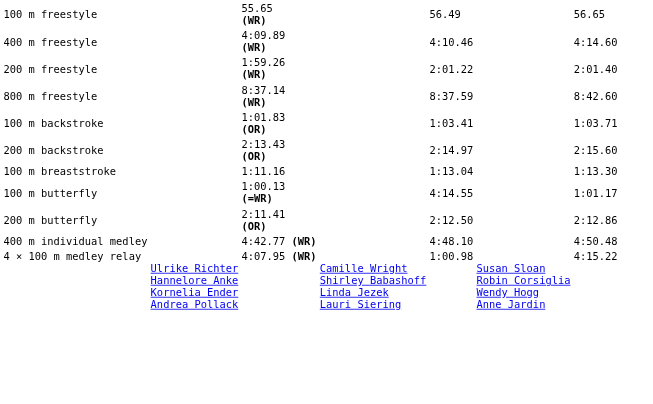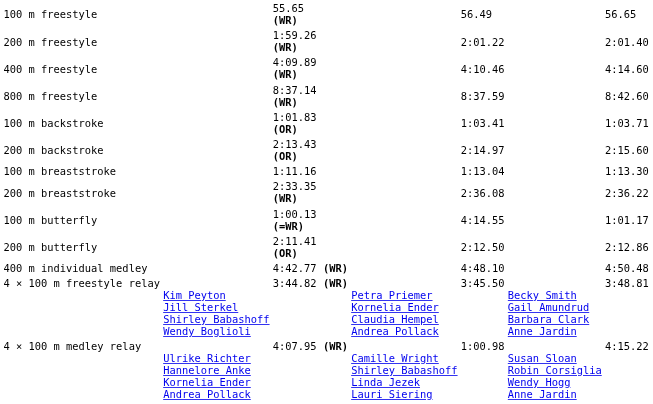rows swapped: (50, 69) <-> (50, 42)
+ row: (60, 193)
+ row: (82, 284)
